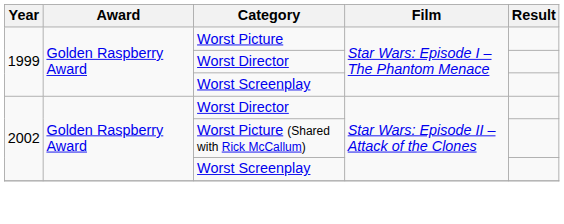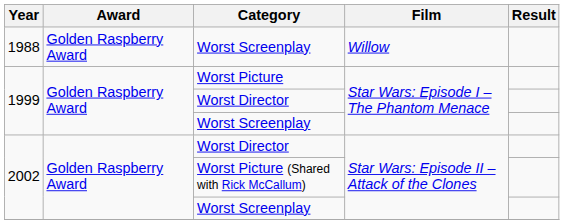+ row: (24, 46)
